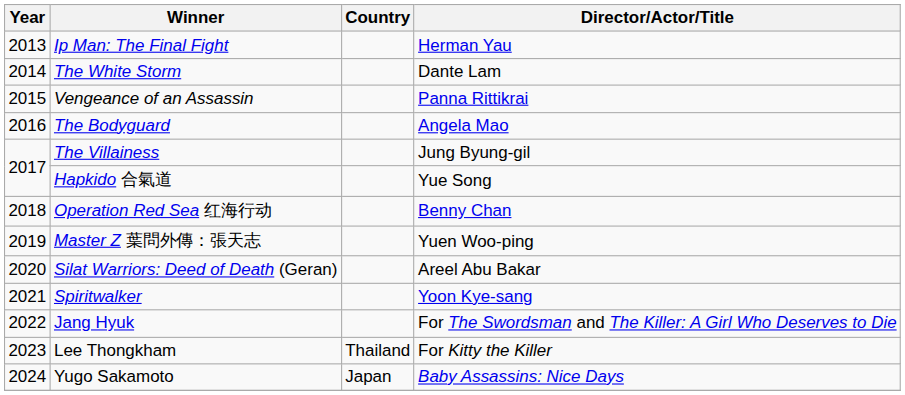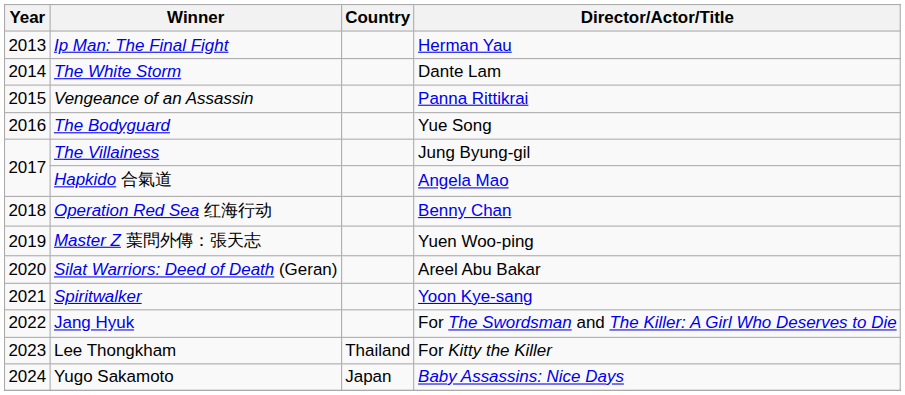(463, 125) Angela Mao -> (455, 125) Yue Song
(455, 180) Yue Song -> (463, 180) Angela Mao
